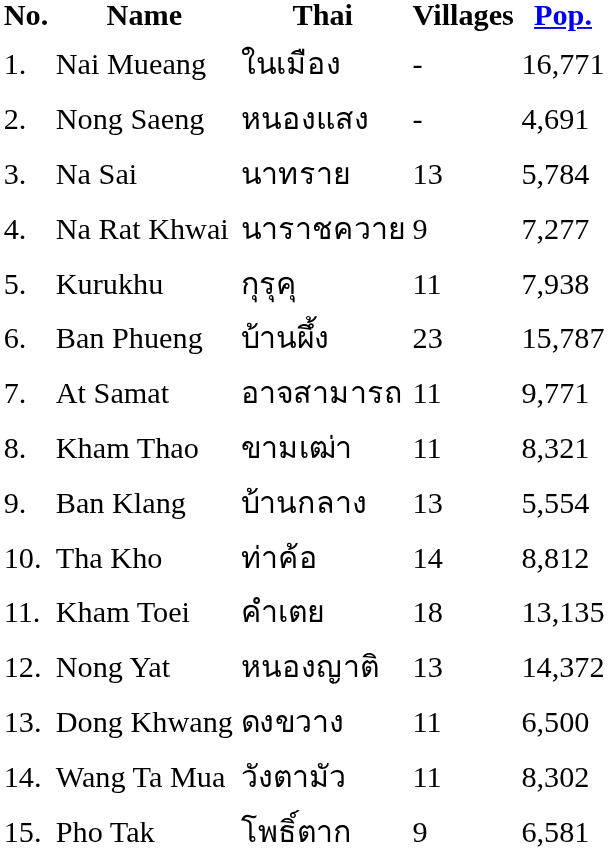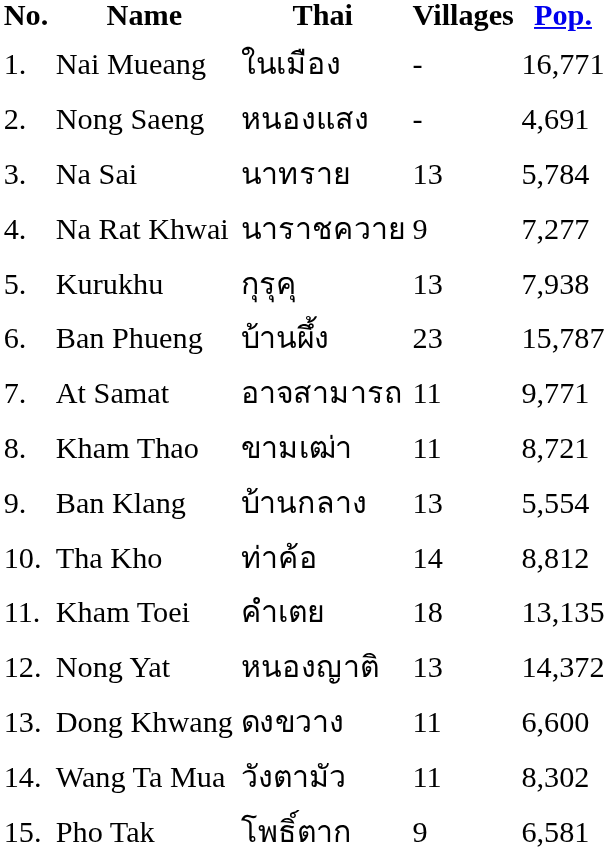(427, 282) 11 -> (428, 282) 13
(555, 447) 8,321 -> (555, 447) 8,721
(555, 721) 6,500 -> (555, 721) 6,600
